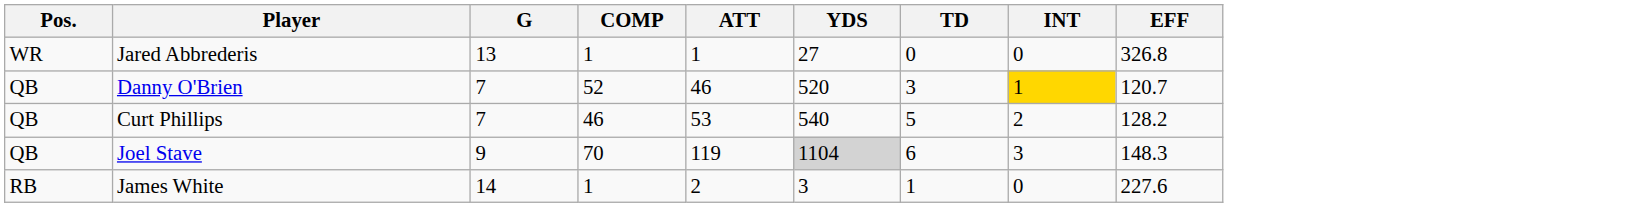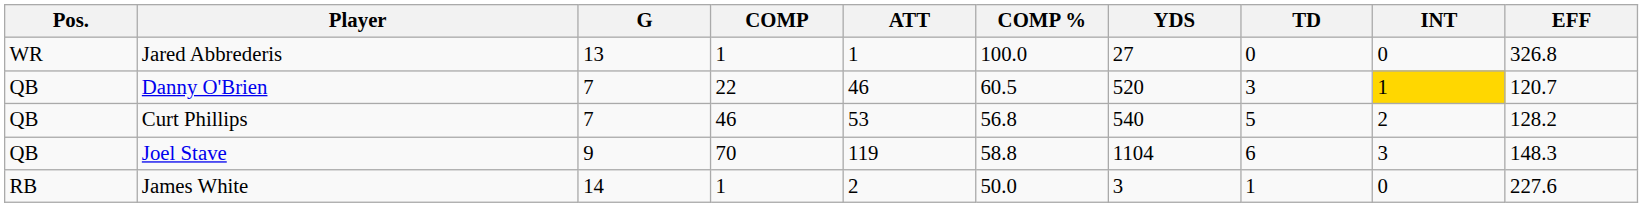+ column: (1042, 20)
(593, 86) 52 -> (726, 86) 22
(818, 152) lightgrey background -> (1133, 152) no background
